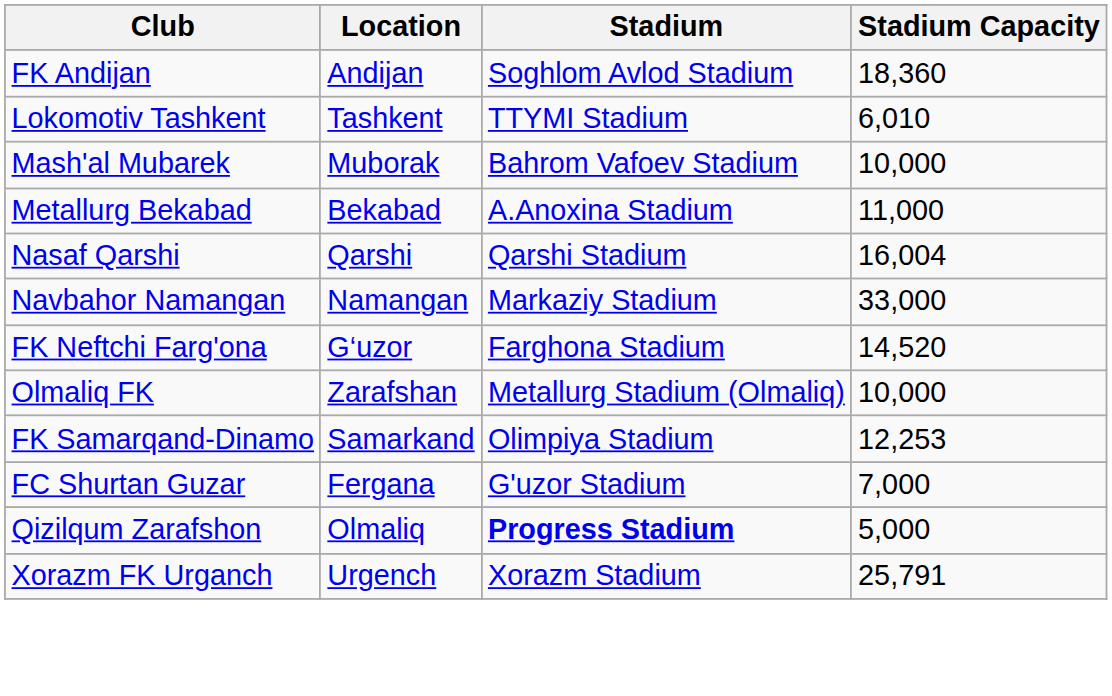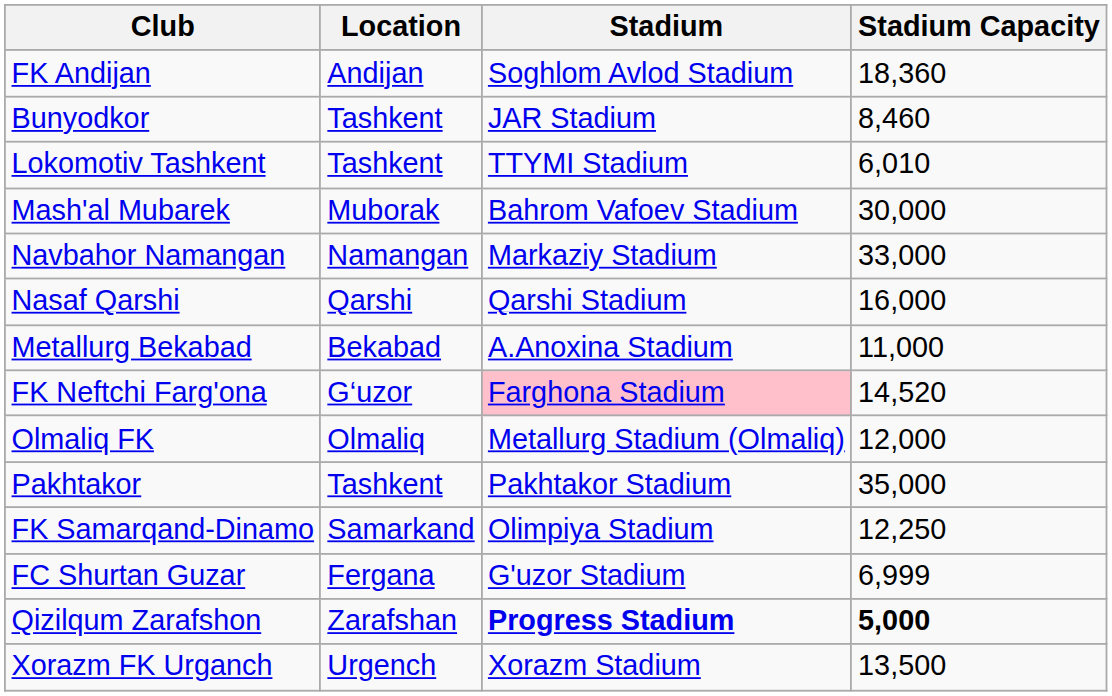+ row: (80, 118)
(902, 164) 10,000 -> (902, 210) 30,000
rows swapped: (132, 210) <-> (148, 301)
(902, 255) 16,004 -> (902, 301) 16,000
(606, 347) no background -> (606, 392) pink background
(392, 392) Zarafshan -> (376, 438) Olmaliq
(902, 392) 10,000 -> (902, 438) 12,000
+ row: (76, 484)
(902, 438) 12,253 -> (902, 529) 12,250
(894, 484) 7,000 -> (894, 575) 6,999
(376, 529) Olmaliq -> (392, 621) Zarafshan
(894, 529) normal -> (894, 621) bold
(902, 575) 25,791 -> (902, 666) 13,500
